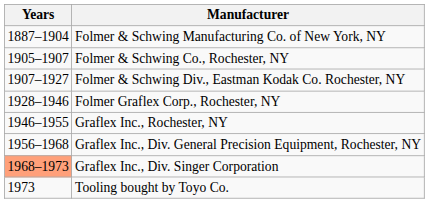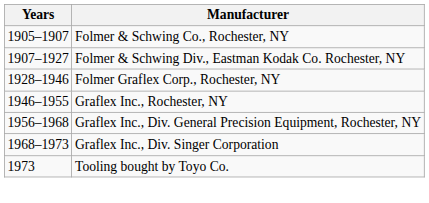- row: (230, 36)
(38, 166) lightsalmon background -> (38, 144) no background
